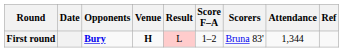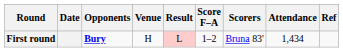(148, 39) bold -> (148, 39) normal
(293, 39) 1,344 -> (293, 39) 1,434
